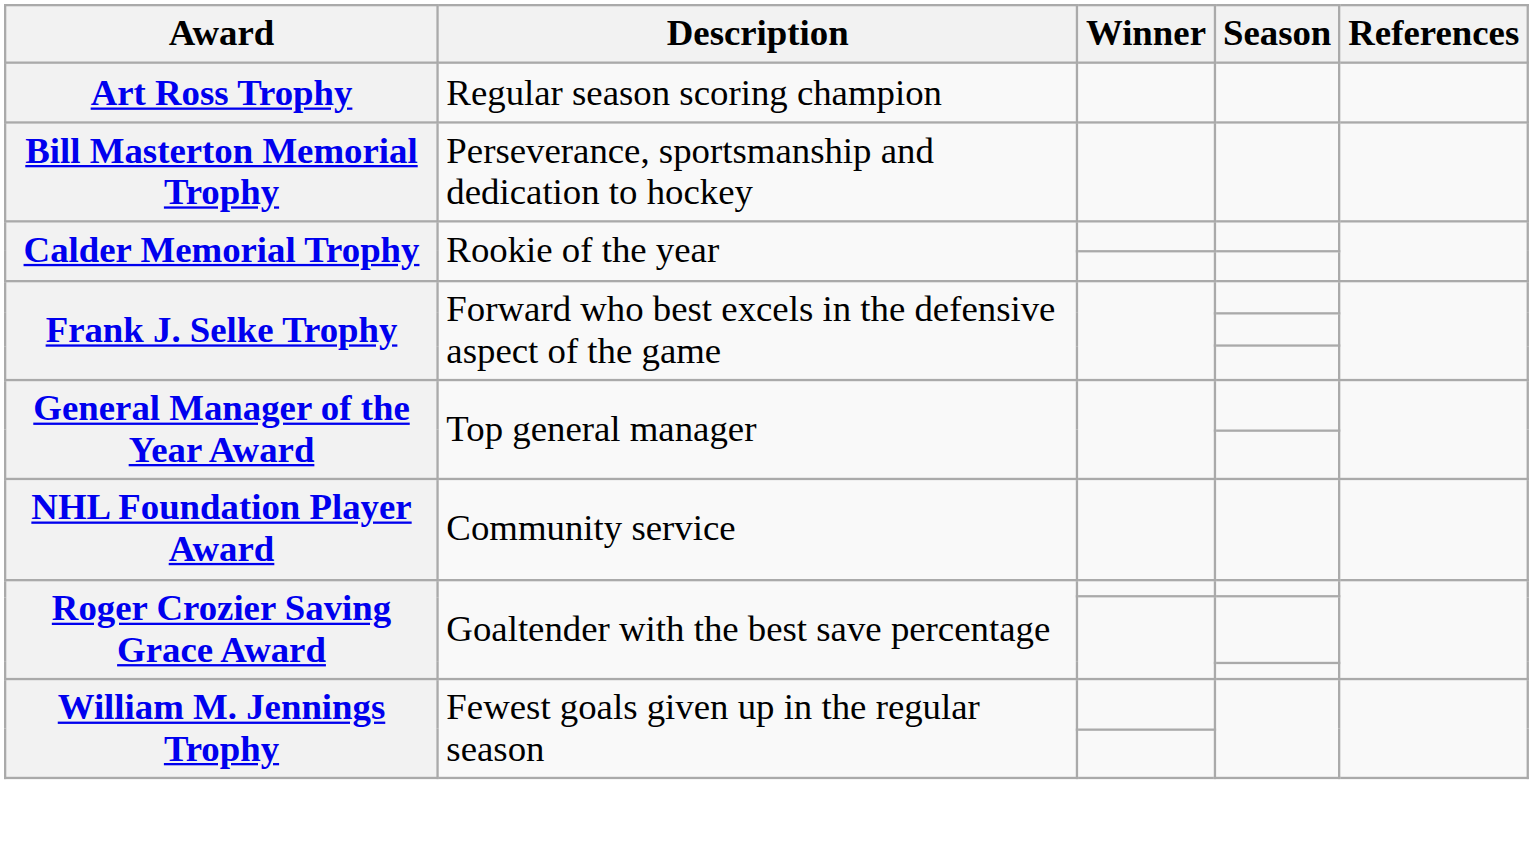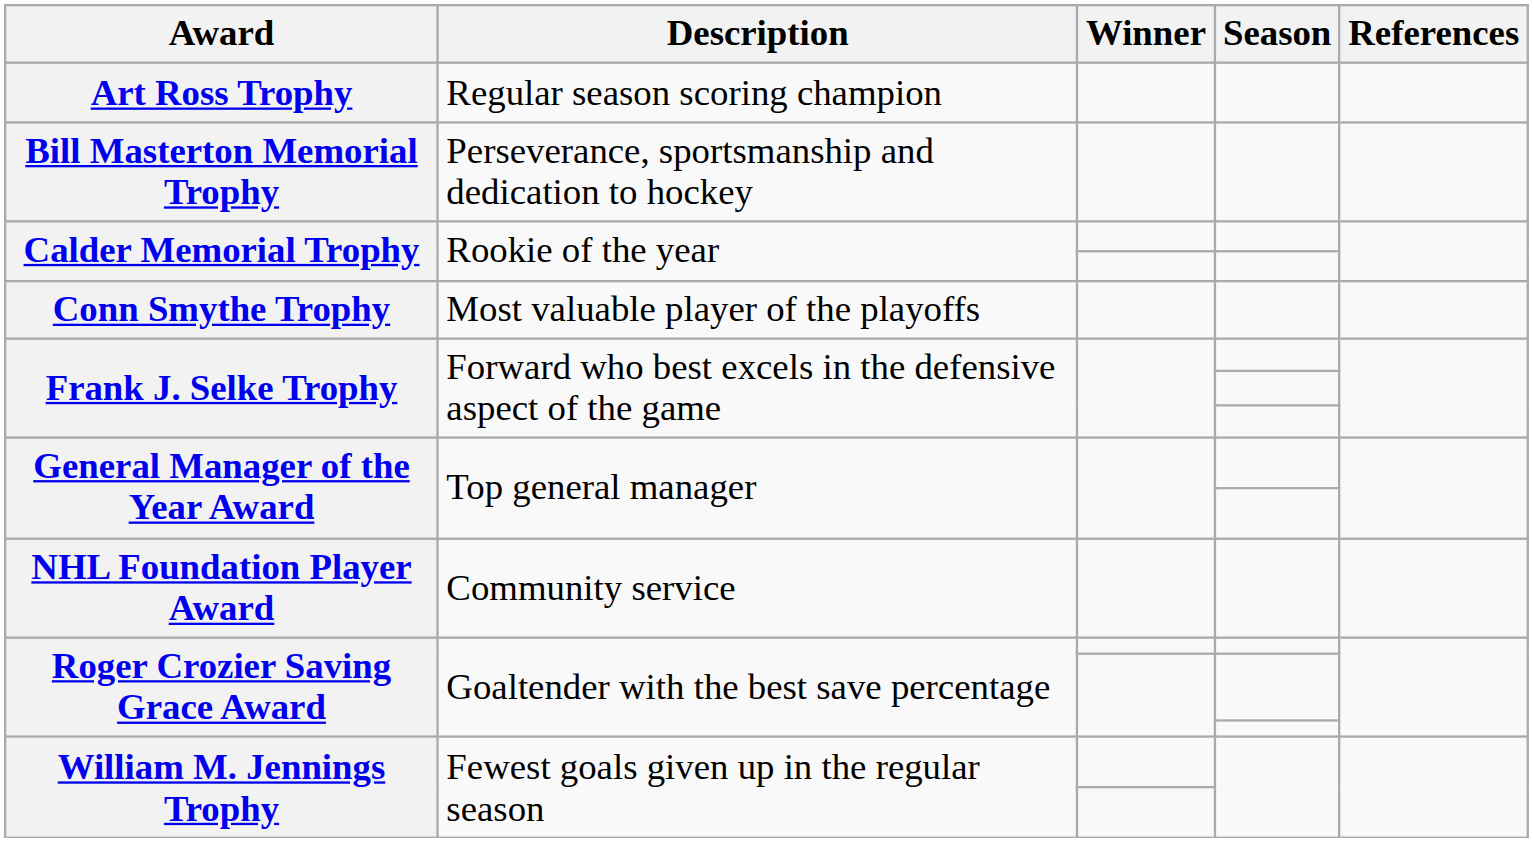+ row: (221, 308)
